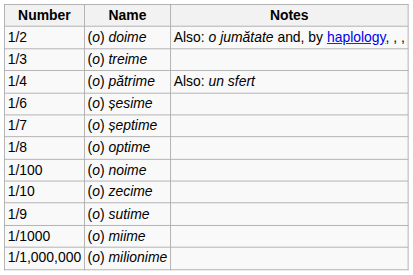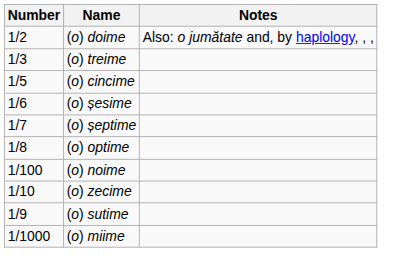- row: (121, 81)
+ row: (101, 81)
- row: (127, 258)
